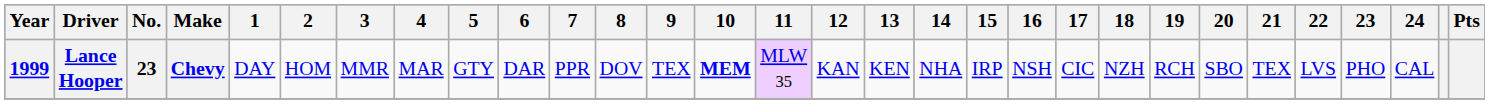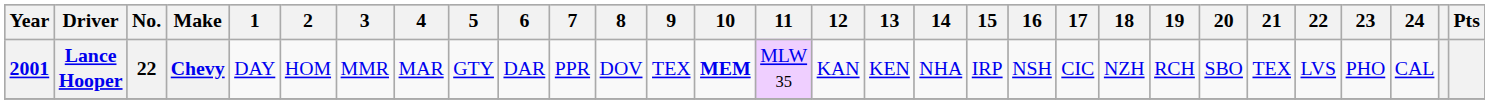(29, 68) 1999 -> (29, 68) 2001
(147, 68) 23 -> (147, 68) 22
